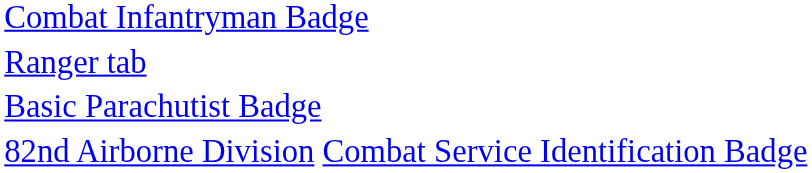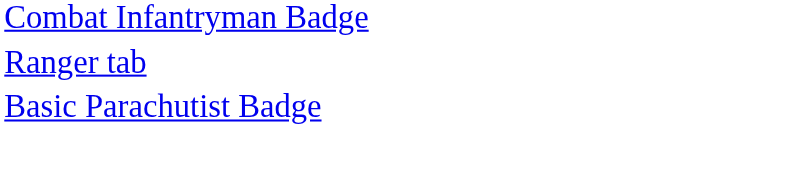- row: (406, 151)
